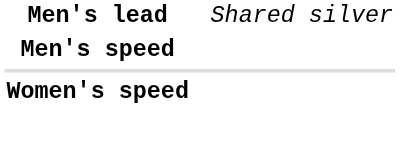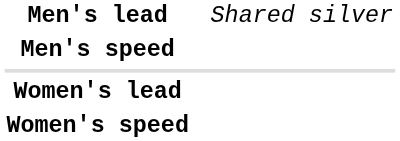+ row: (98, 92)
